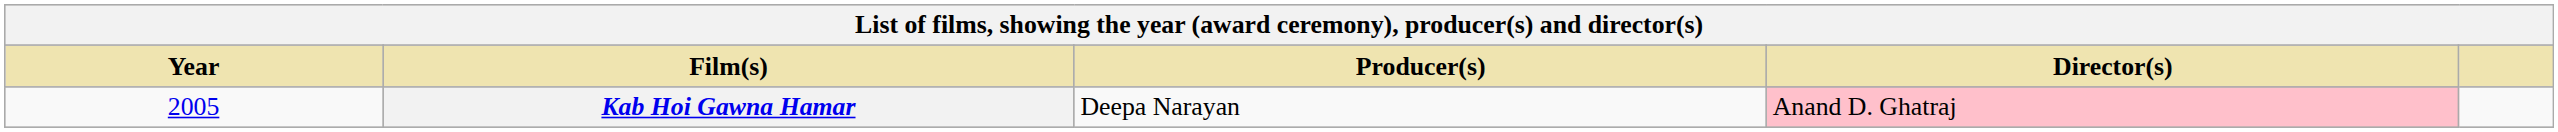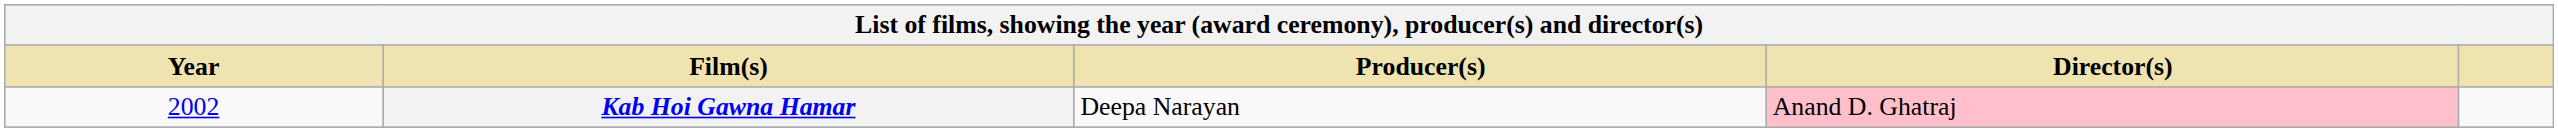(194, 106) 2005 -> (194, 106) 2002
